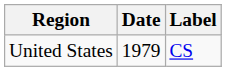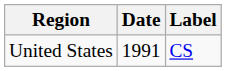(141, 50) 1979 -> (141, 50) 1991
